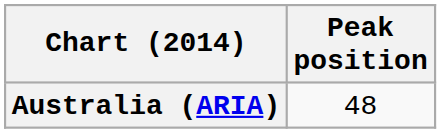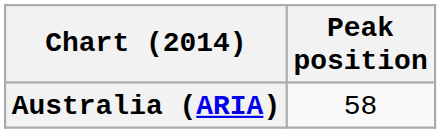(361, 106) 48 -> (361, 106) 58
